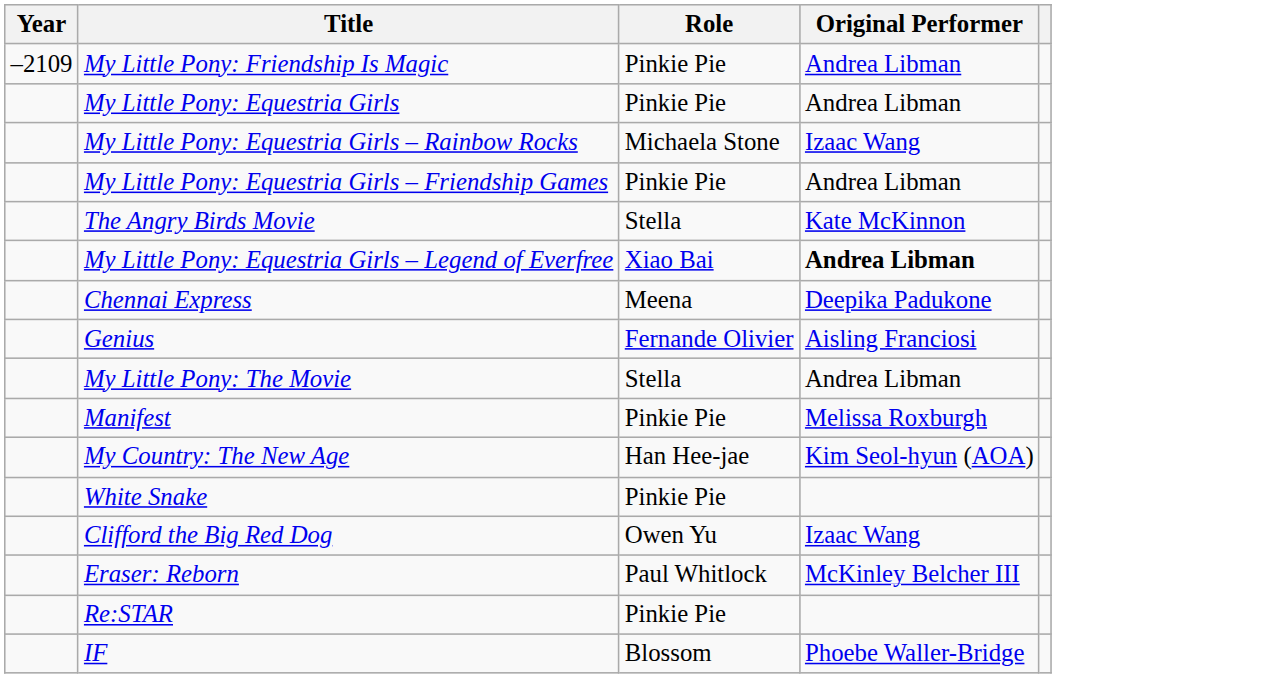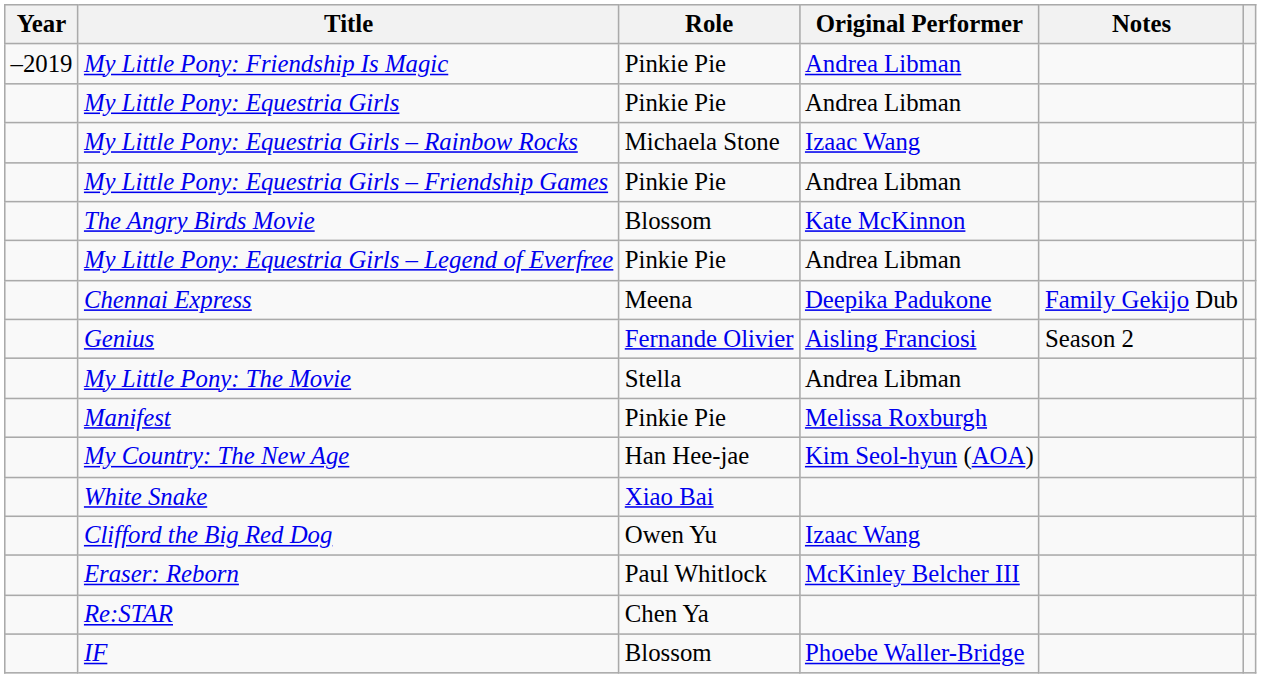+ column: (1142, 24)
(41, 63) –2109 -> (41, 63) –2019
(653, 220) Stella -> (668, 220) Blossom
(669, 260) Xiao Bai -> (675, 260) Pinkie Pie
(890, 260) bold -> (883, 260) normal
(675, 496) Pinkie Pie -> (669, 496) Xiao Bai
(675, 614) Pinkie Pie -> (667, 614) Chen Ya
